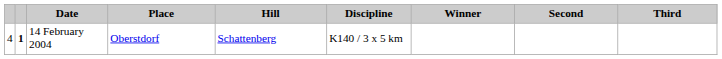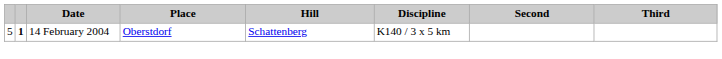- column: (463, 13)
(10, 38) 4 -> (10, 31) 5
